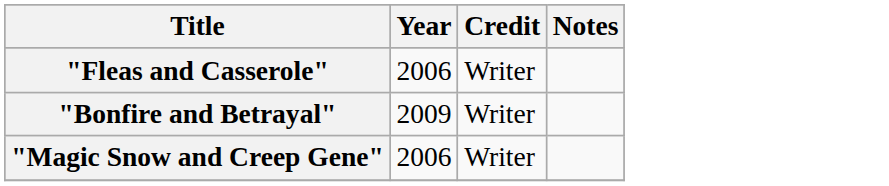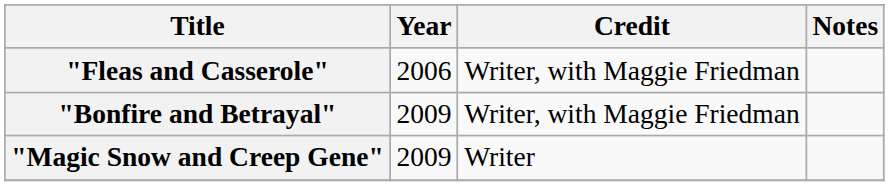(499, 69) Writer -> (632, 69) Writer, with Maggie Friedman
(499, 113) Writer -> (632, 113) Writer, with Maggie Friedman
(424, 157) 2006 -> (424, 157) 2009
